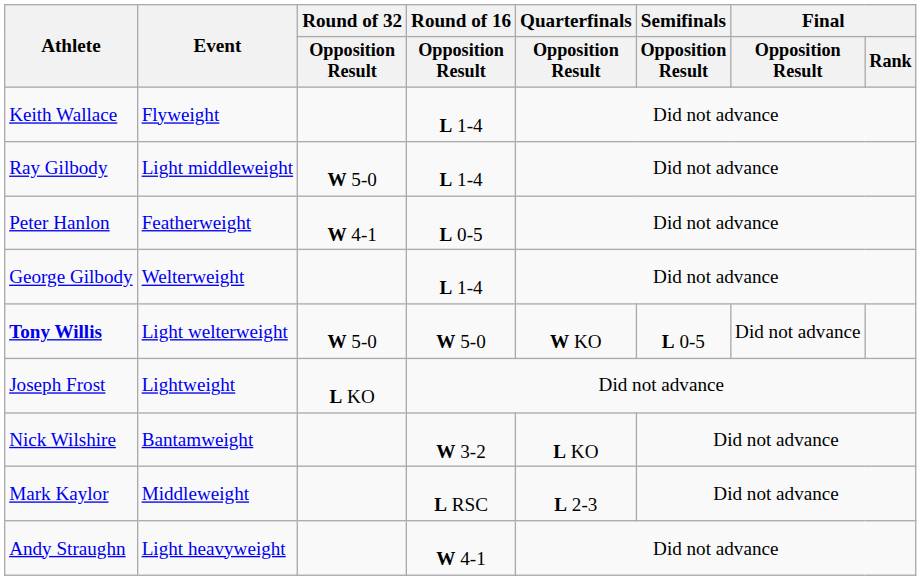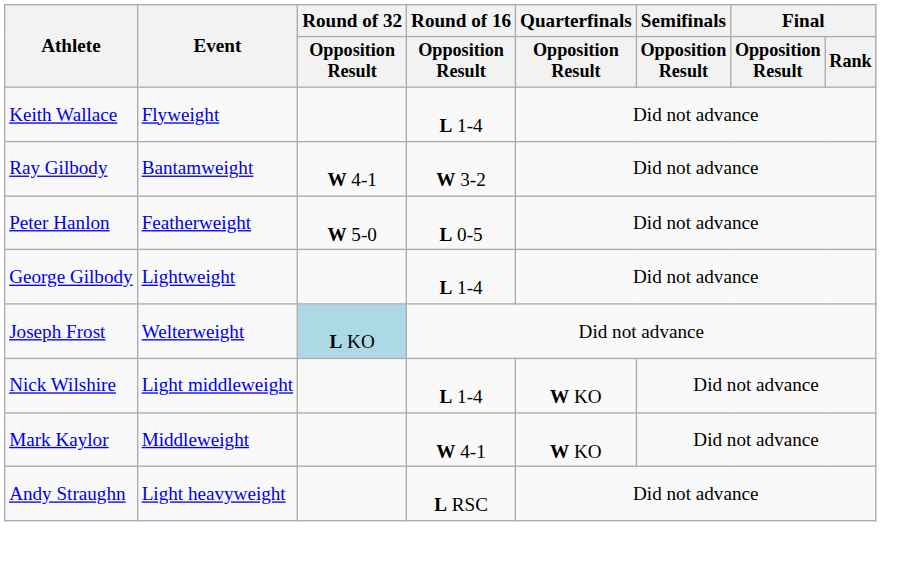(217, 168) Light middleweight -> (197, 168) Bantamweight
(352, 180) W 5-0 -> (352, 180) W 4-1
(461, 180) L 1-4 -> (461, 180) W 3-2
(352, 234) W 4-1 -> (352, 234) W 5-0
(193, 277) Welterweight -> (188, 277) Lightweight
- row: (56, 331)
(188, 385) Lightweight -> (193, 331) Welterweight
(352, 397) no background -> (352, 342) lightblue background
(197, 439) Bantamweight -> (217, 385) Light middleweight
(461, 451) W 3-2 -> (461, 397) L 1-4
(576, 451) L KO -> (576, 397) W KO
(461, 505) L RSC -> (461, 451) W 4-1
(576, 505) L 2-3 -> (576, 451) W KO
(461, 559) W 4-1 -> (461, 505) L RSC
